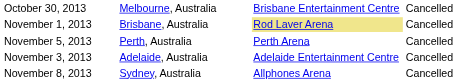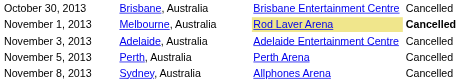(168, 8) Melbourne, Australia -> (164, 8) Brisbane, Australia
(164, 25) Brisbane, Australia -> (168, 25) Melbourne, Australia
(429, 25) normal -> (431, 25) bold
rows swapped: (48, 57) <-> (48, 41)
